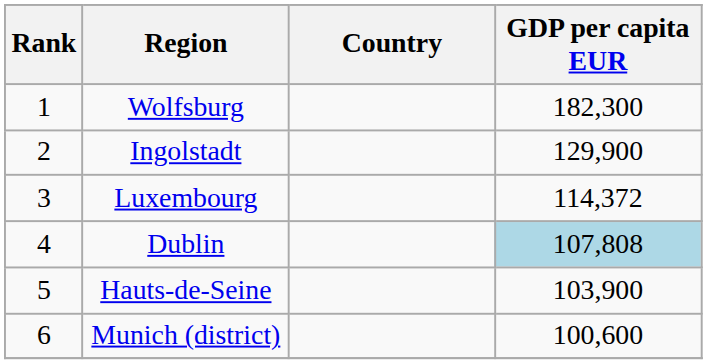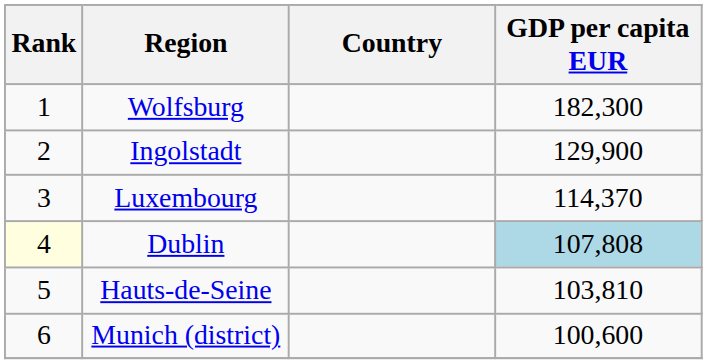(598, 198) 114,372 -> (598, 198) 114,370
(44, 243) no background -> (44, 243) lightyellow background
(598, 289) 103,900 -> (598, 289) 103,810
